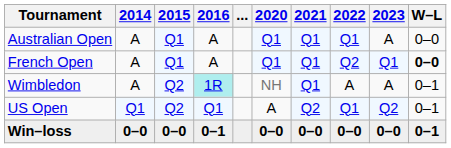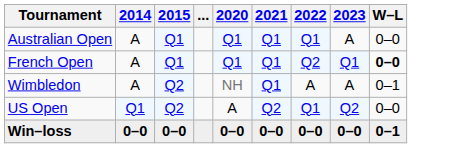- column: (213, 16)
(427, 108) 0–1 -> (388, 108) 0–0
